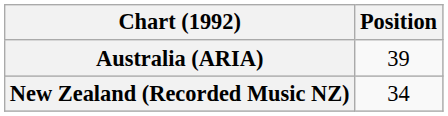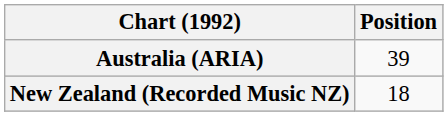(398, 93) 34 -> (398, 93) 18
